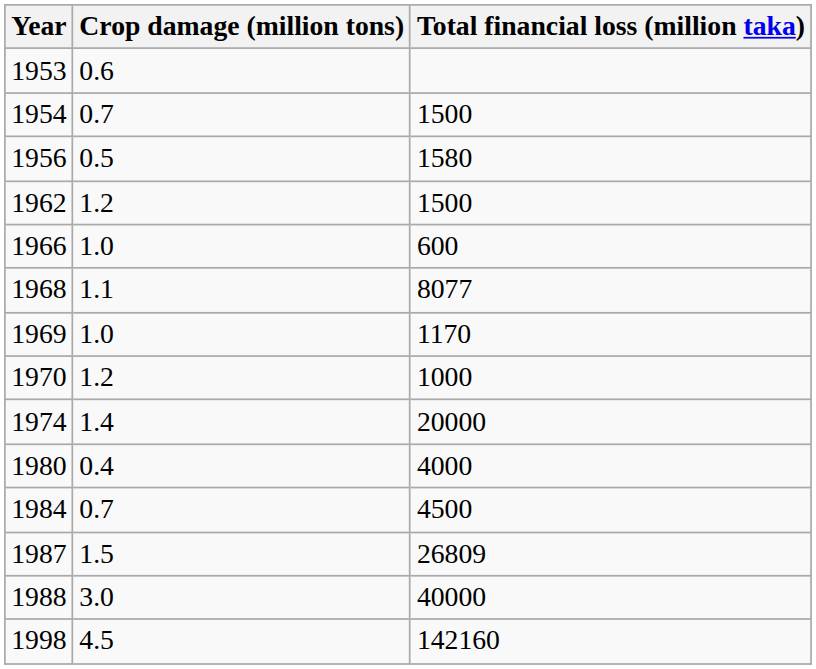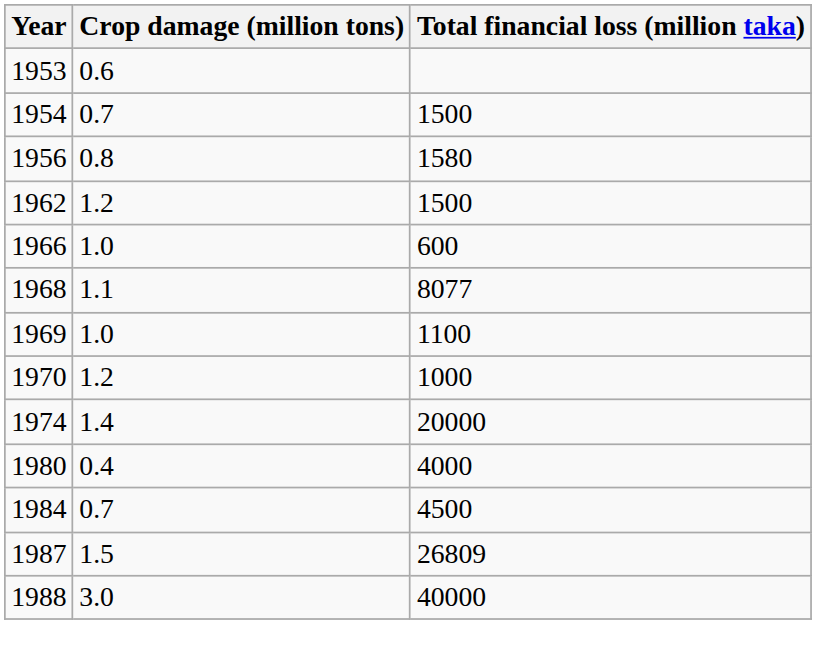(97, 158) 0.5 -> (97, 158) 0.8
(444, 333) 1170 -> (444, 333) 1100
- row: (39, 641)
